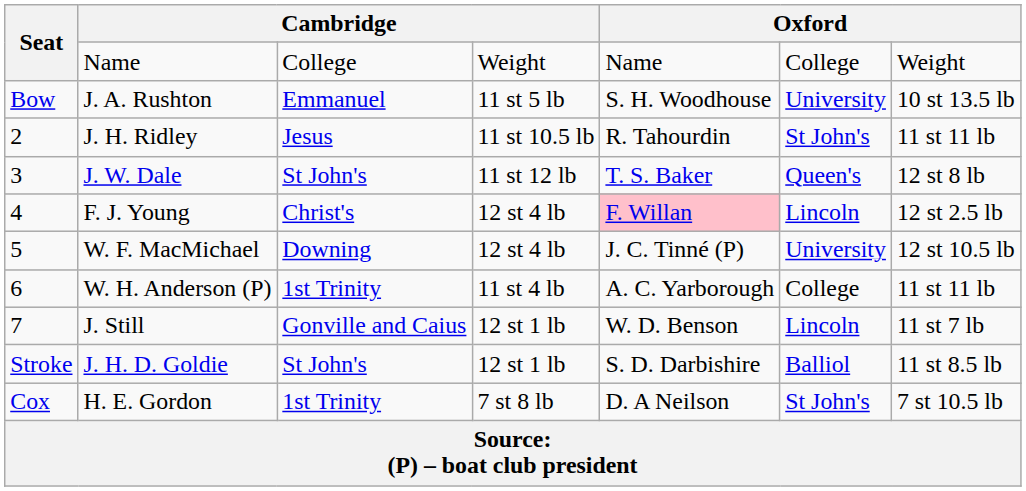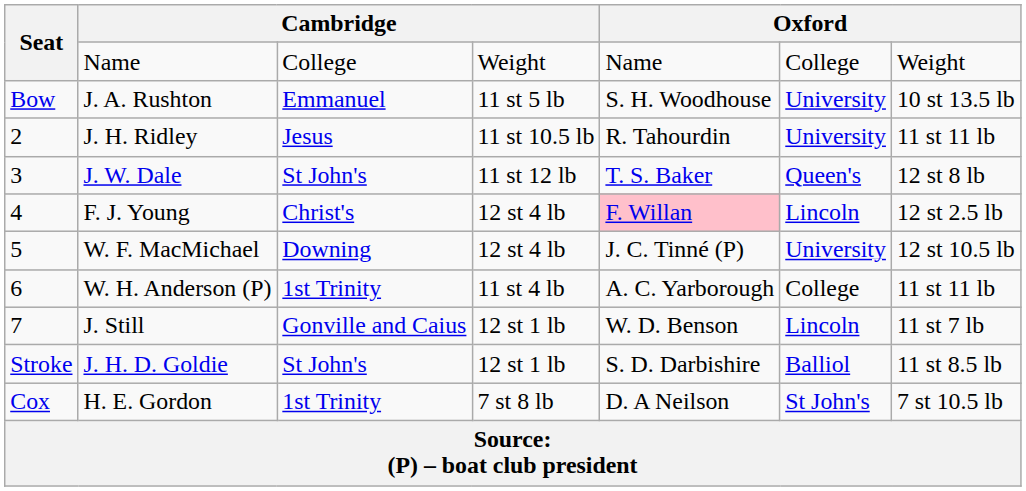(828, 136) St John's -> (836, 136) University
